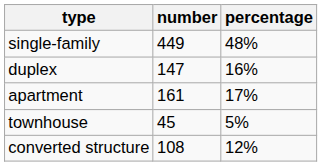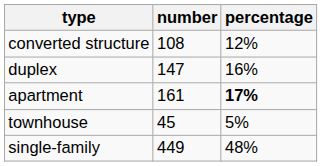rows swapped: (54, 43) <-> (79, 148)
(241, 95) normal -> (241, 95) bold
